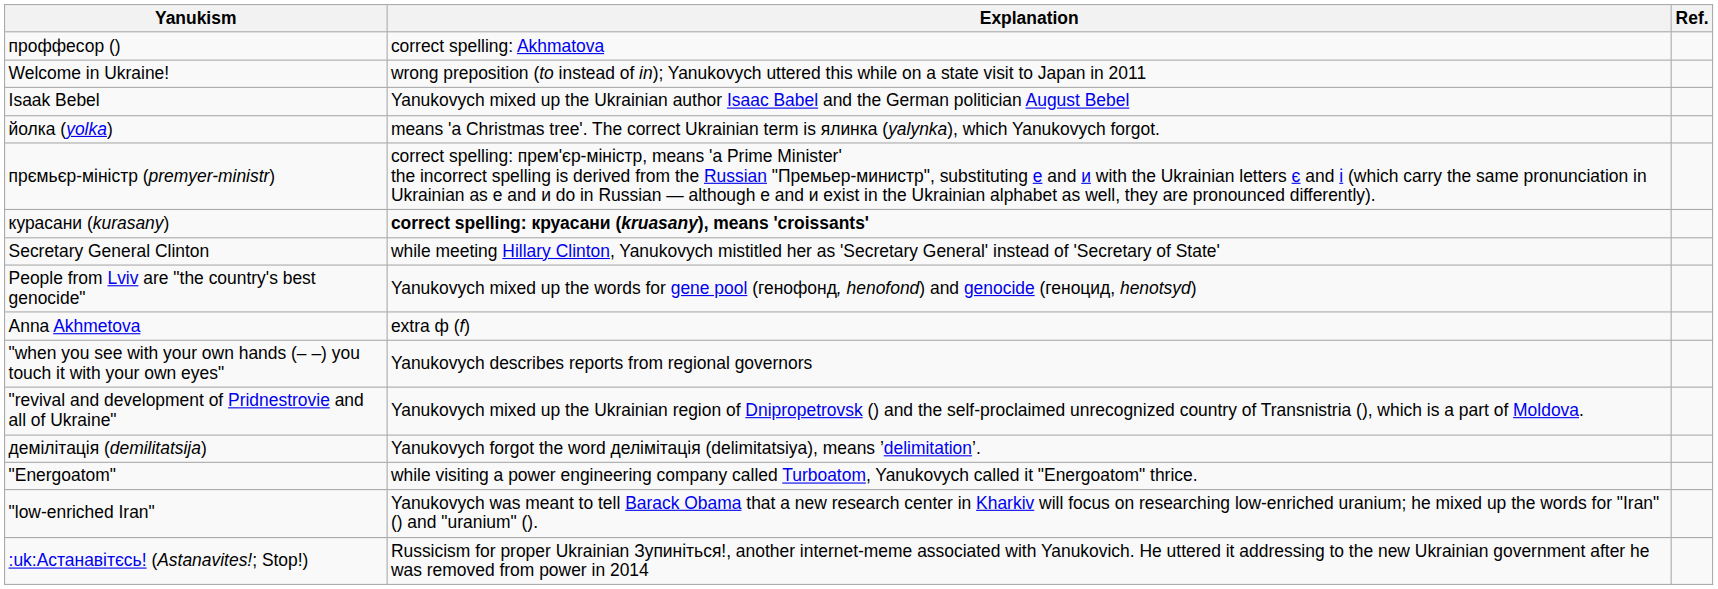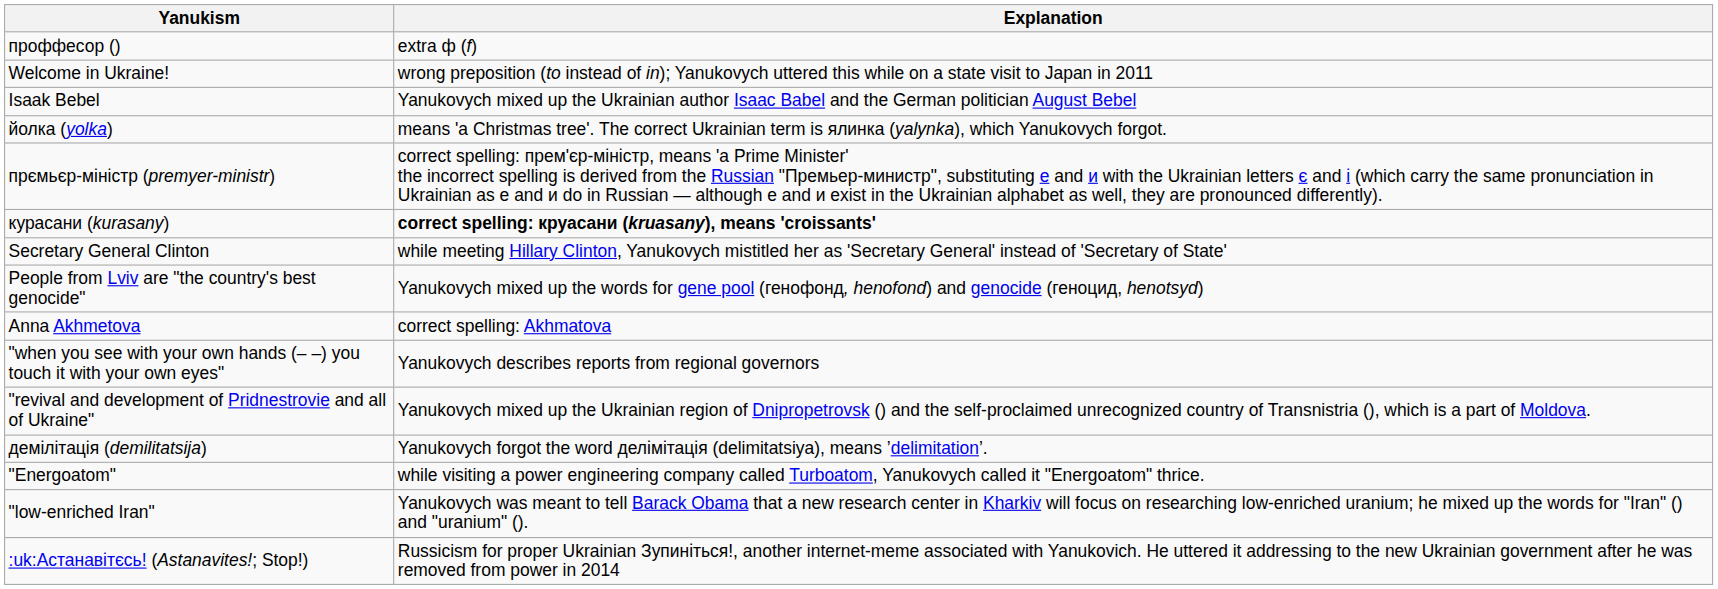- column: (1692, 18)
(498, 45) correct spelling: Akhmatova -> (437, 45) extra ф (f)
(431, 326) extra ф (f) -> (504, 326) correct spelling: Akhmatova
